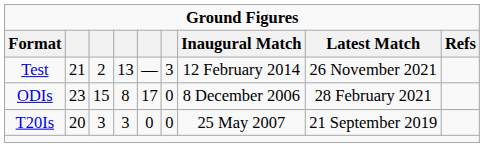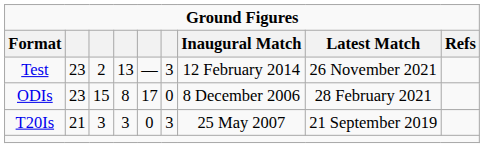(77, 69) 21 -> (77, 69) 23
(77, 122) 20 -> (77, 122) 21
(169, 122) 0 -> (169, 122) 3
